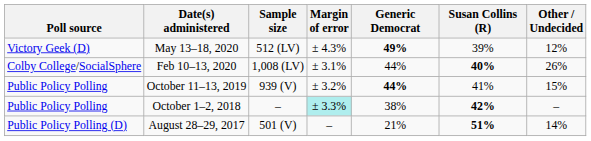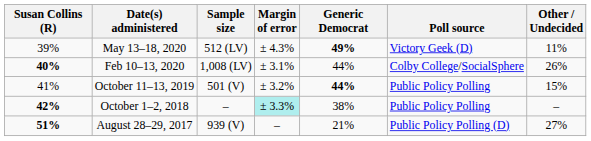columns swapped: (74, 28) <-> (483, 21)
(556, 48) 12% -> (556, 48) 11%
(278, 86) 939 (V) -> (226, 86) 501 (V)
(278, 125) 501 (V) -> (226, 125) 939 (V)
(556, 125) 14% -> (556, 125) 27%
